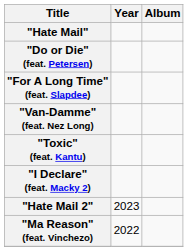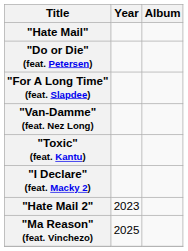(127, 231) 2022 -> (127, 231) 2025
